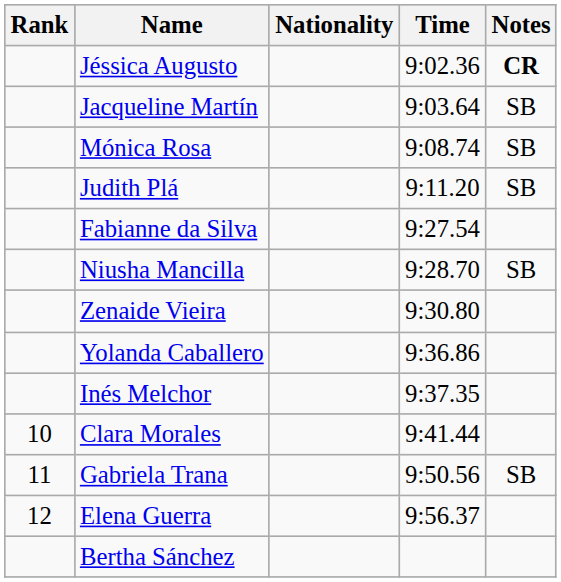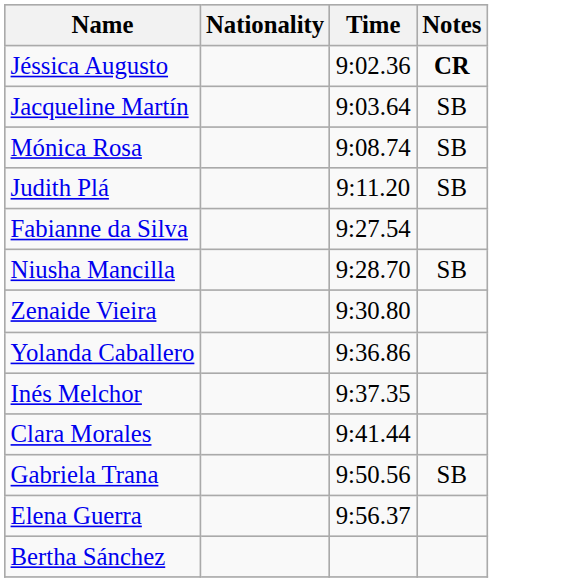- column: (39, 25)
